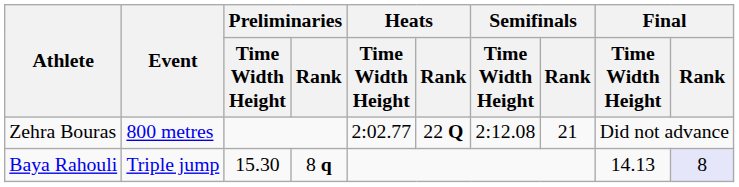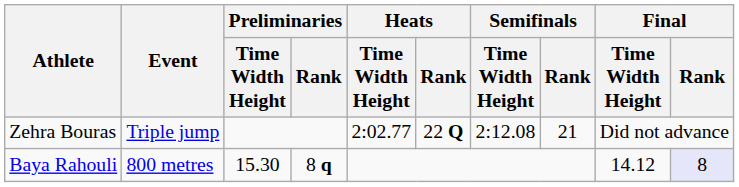(170, 132) 800 metres -> (173, 132) Triple jump
(173, 165) Triple jump -> (170, 165) 800 metres
(633, 165) 14.13 -> (633, 165) 14.12
